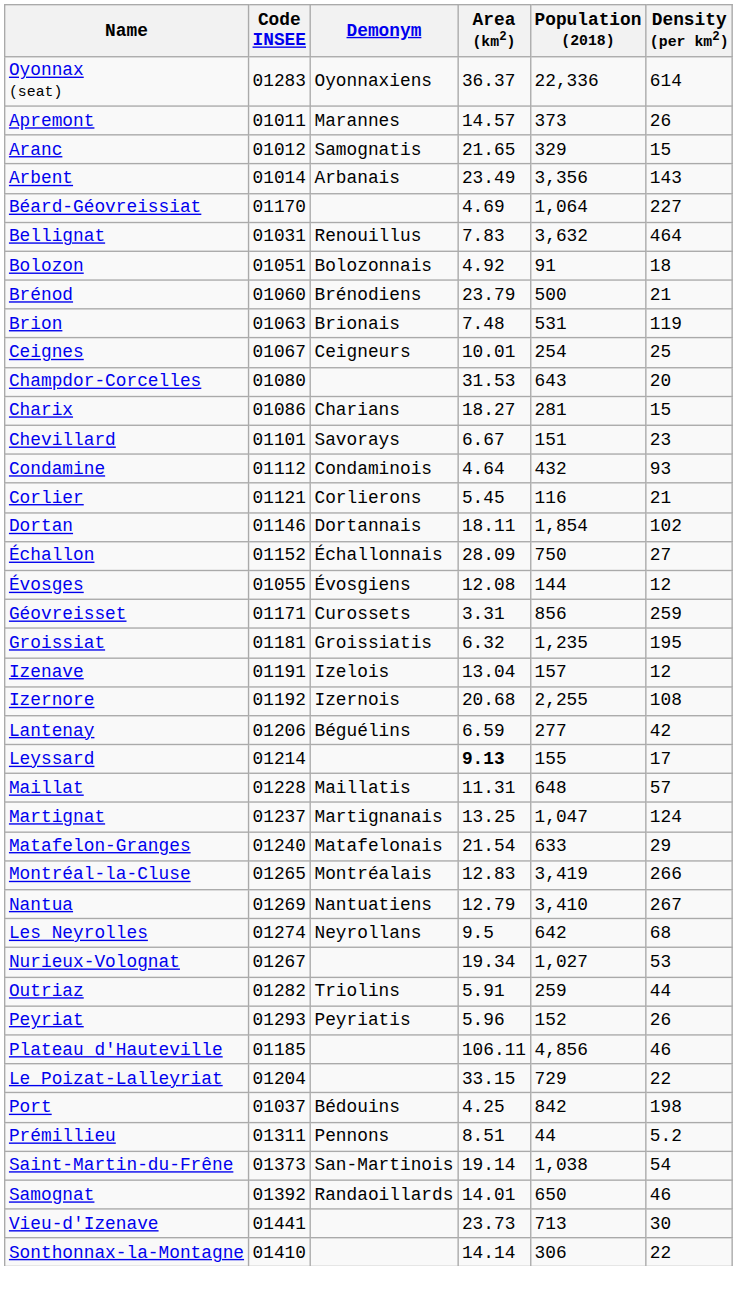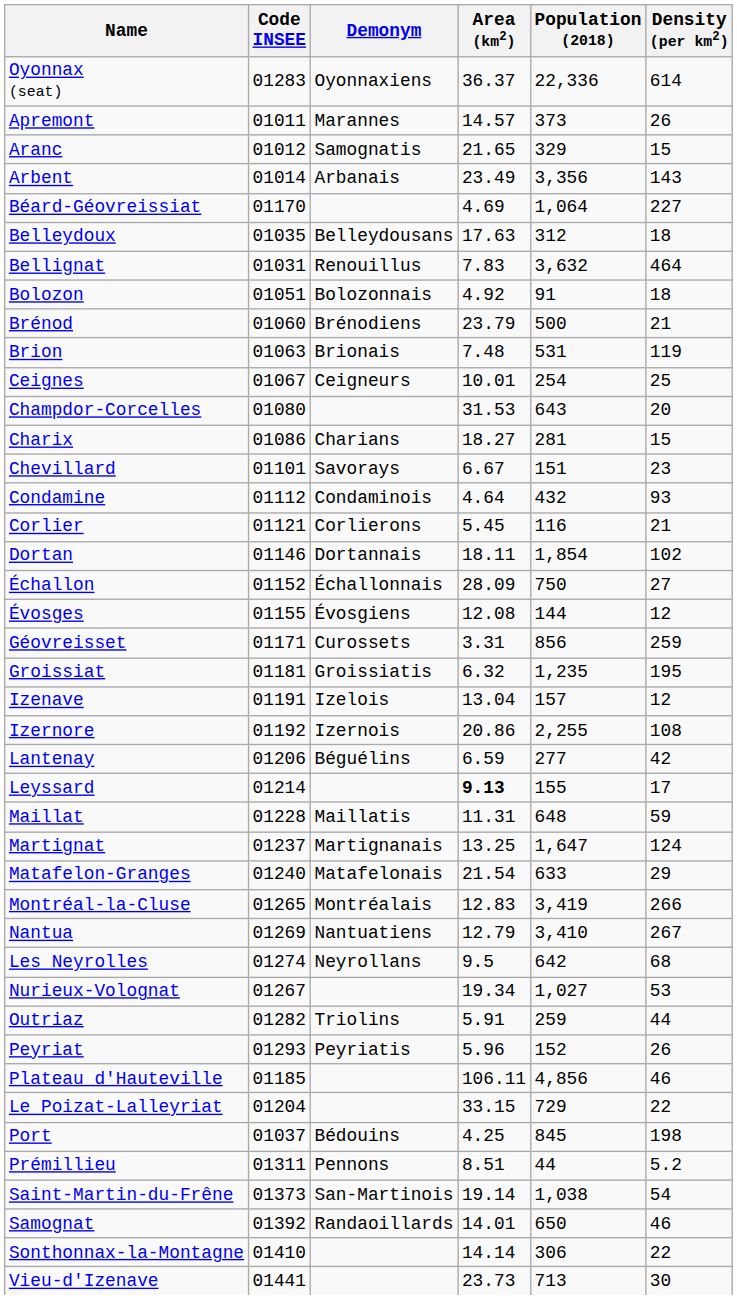+ row: (62, 237)
(279, 585) 01055 -> (279, 614) 01155
(489, 701) 20.68 -> (489, 730) 20.86
(661, 788) 57 -> (661, 817) 59
(572, 817) 1,047 -> (572, 846) 1,647
(561, 1107) 842 -> (561, 1136) 845
rows swapped: (126, 1253) <-> (84, 1224)
